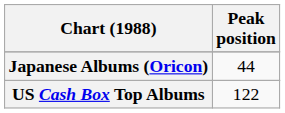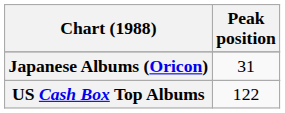(246, 66) 44 -> (246, 66) 31
